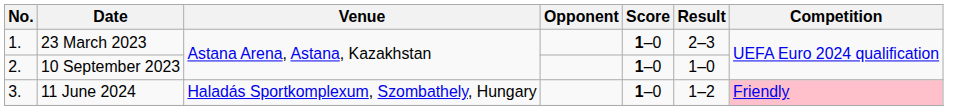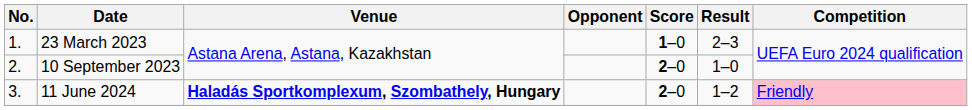(648, 67) 1–0 -> (672, 67) 2–0
(362, 92) normal -> (374, 92) bold
(648, 92) 1–0 -> (672, 92) 2–0
